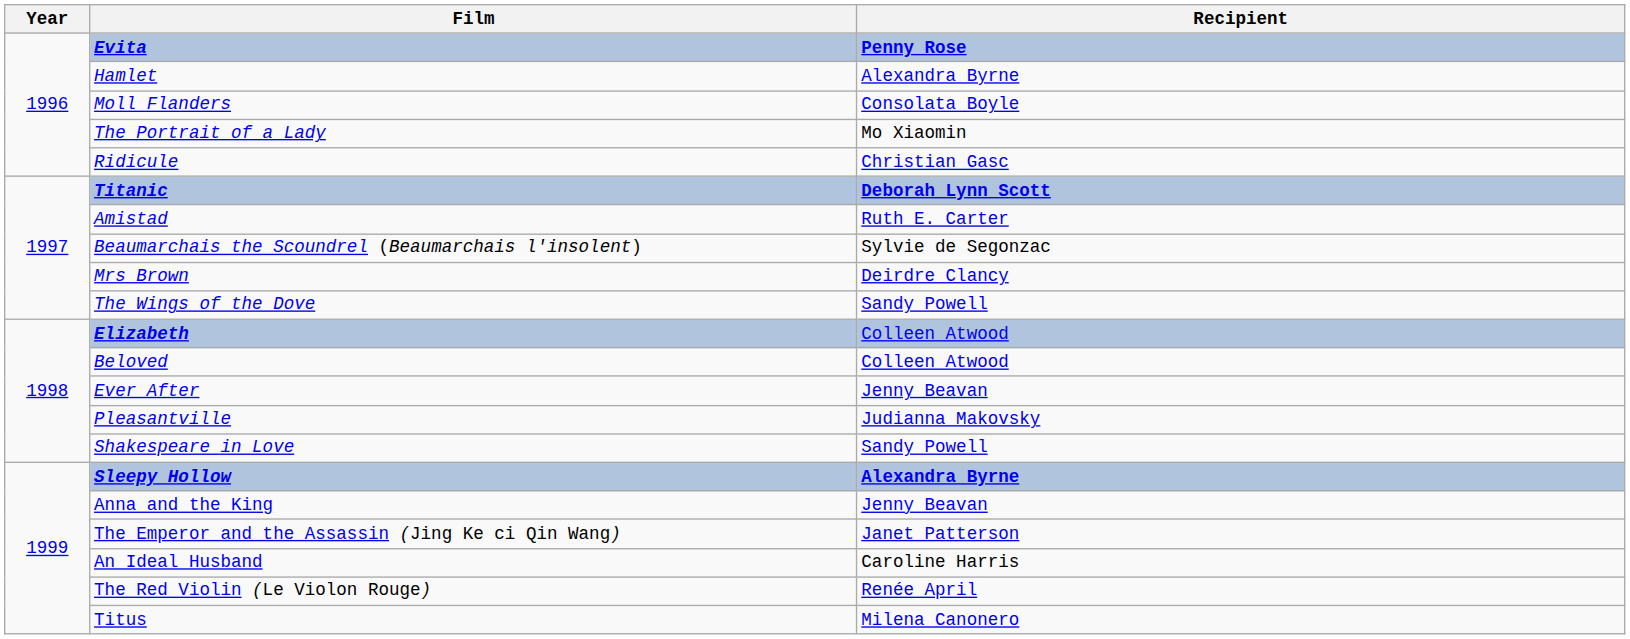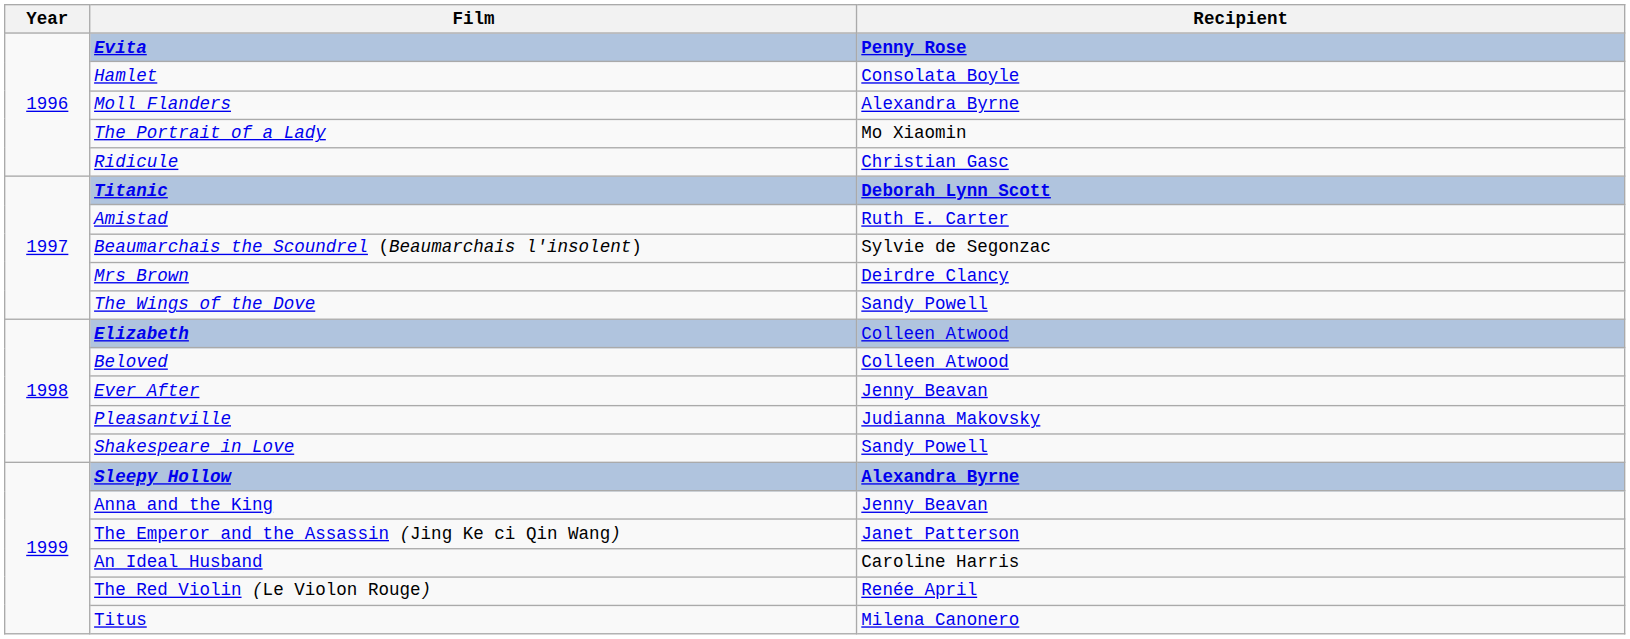(940, 76) Alexandra Byrne -> (940, 76) Consolata Boyle
(940, 105) Consolata Boyle -> (940, 105) Alexandra Byrne
